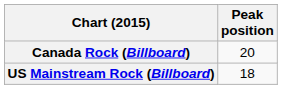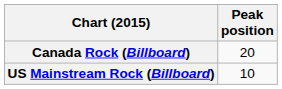(247, 73) 18 -> (247, 73) 10
